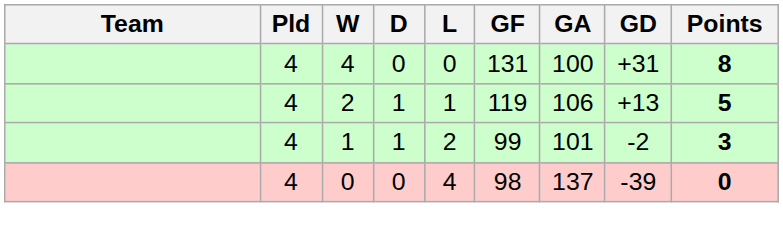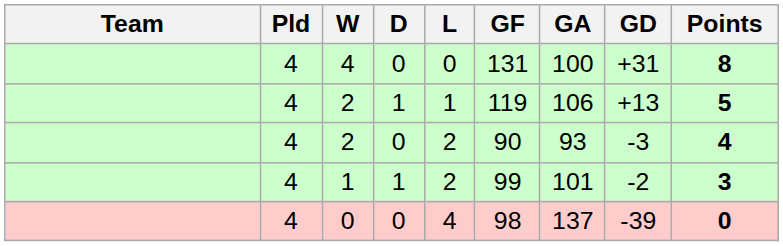+ row: (348, 142)
